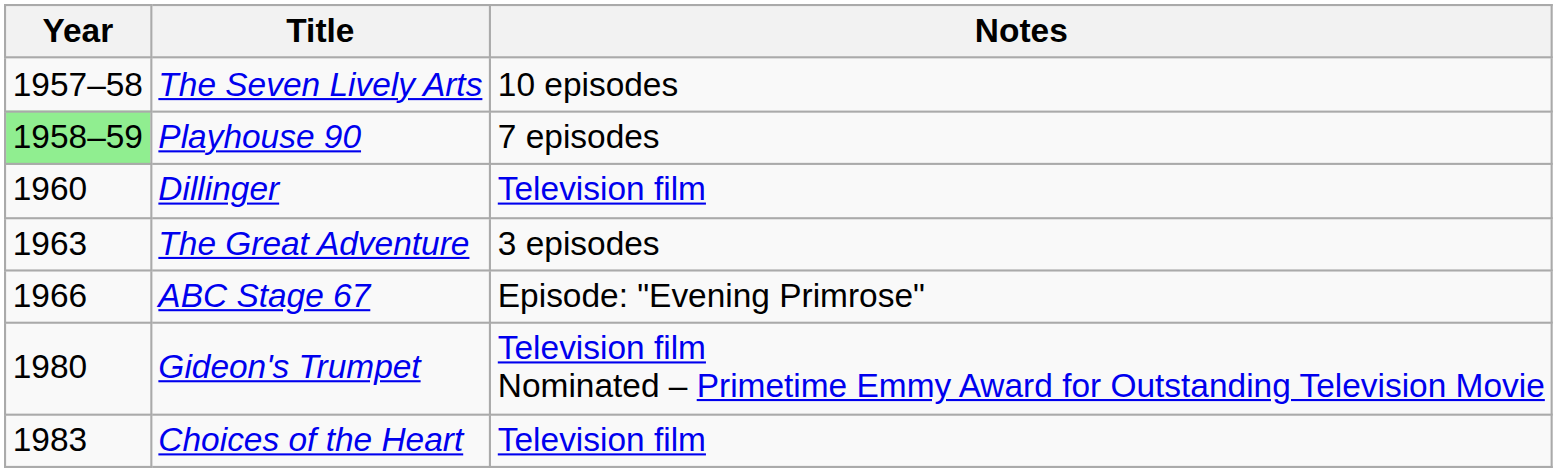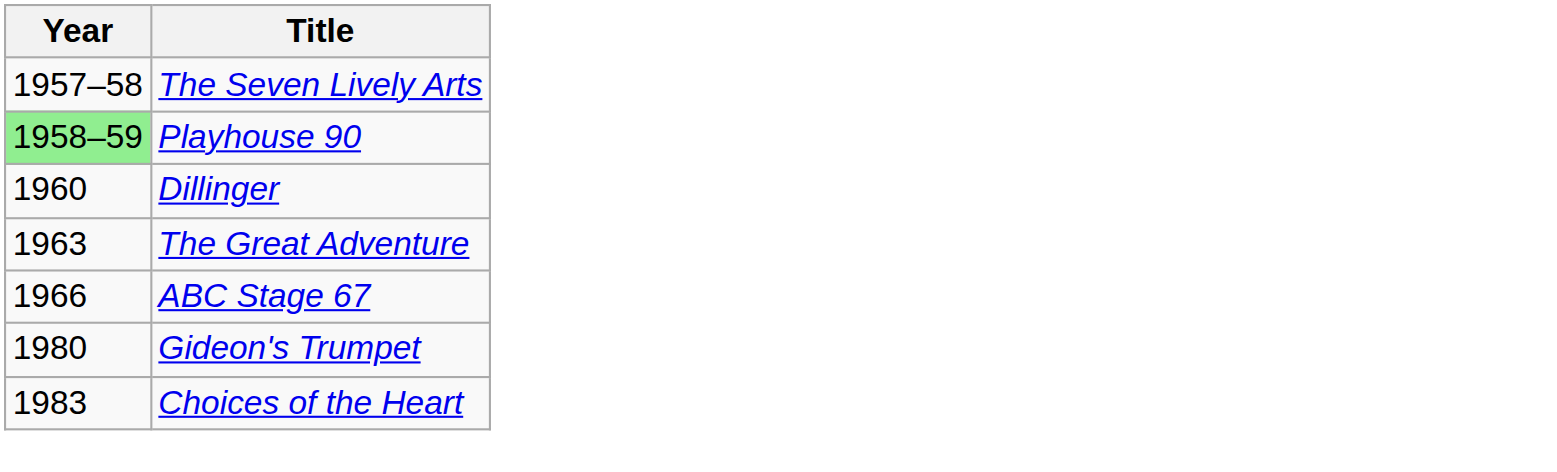- column: (1021, 31)
